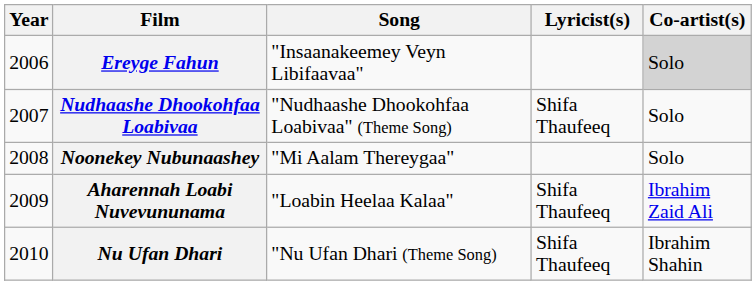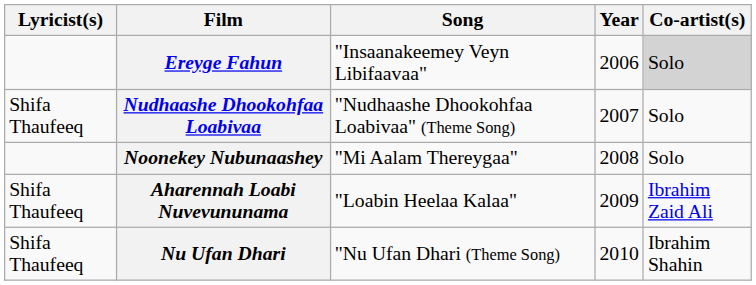columns swapped: (29, 20) <-> (587, 20)
